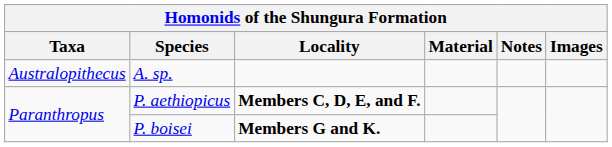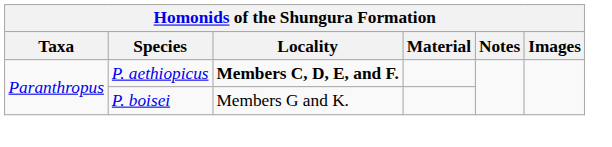- row: (153, 73)
(309, 127) bold -> (283, 100) normal
